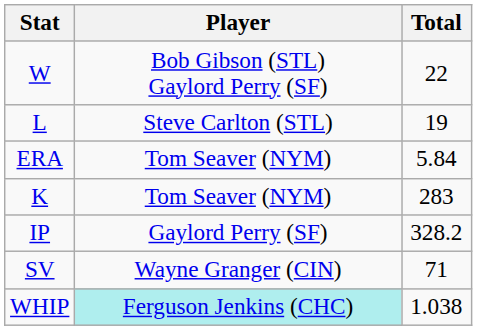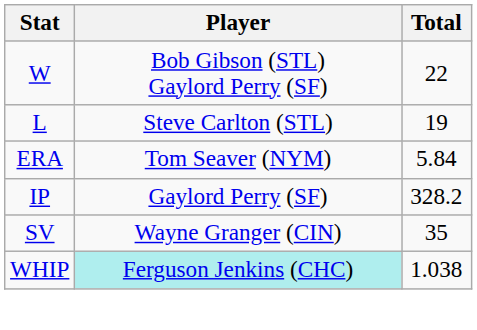- row: (40, 196)
(436, 269) 71 -> (436, 232) 35
